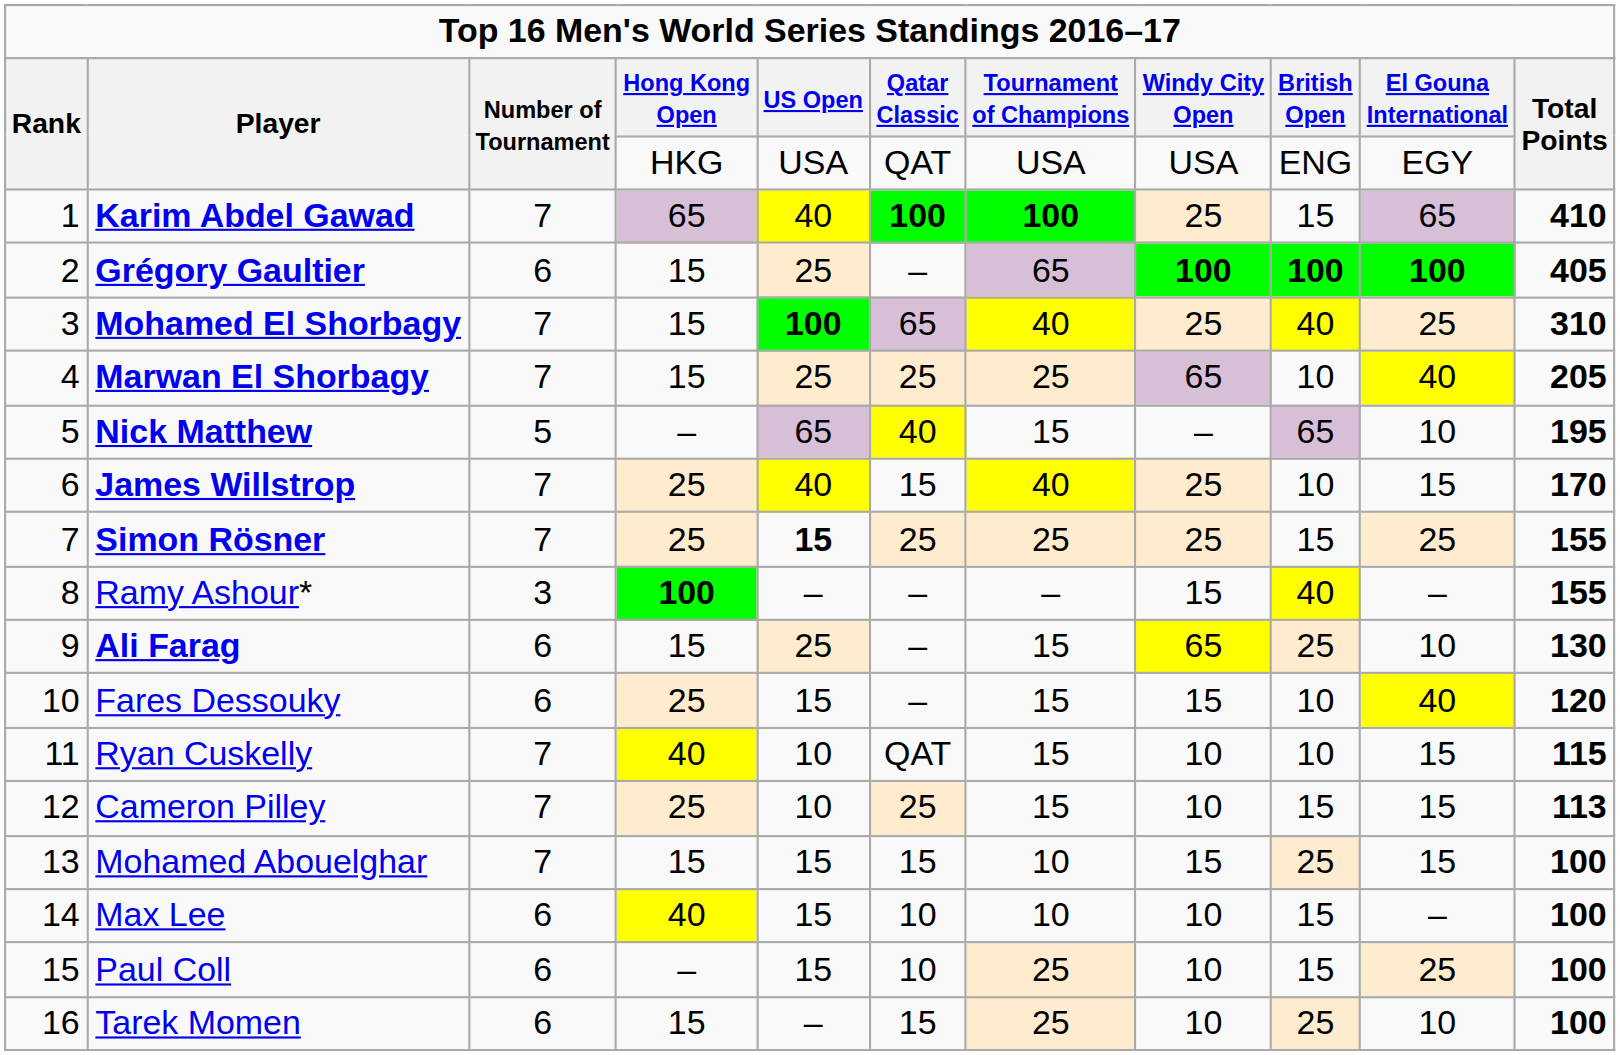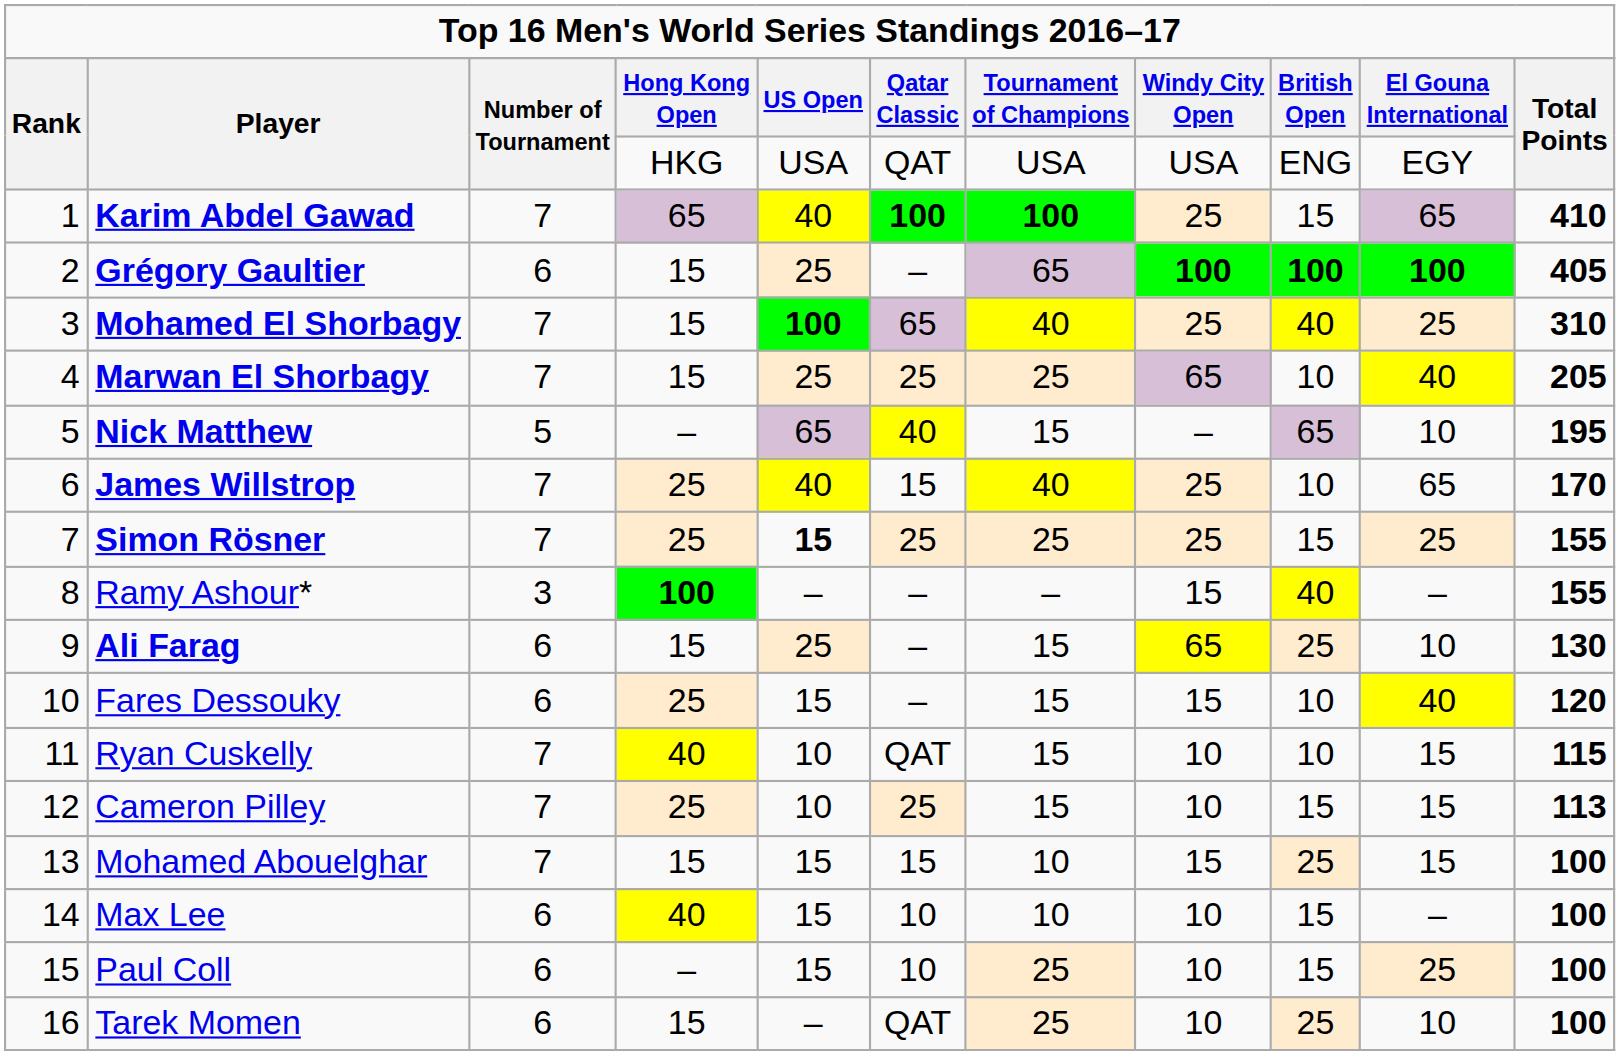(1437, 484) 15 -> (1437, 484) 65
(918, 1022) 15 -> (918, 1022) QAT
